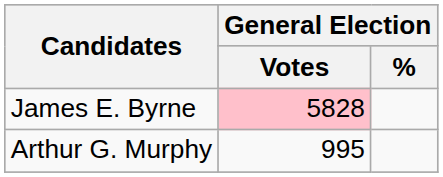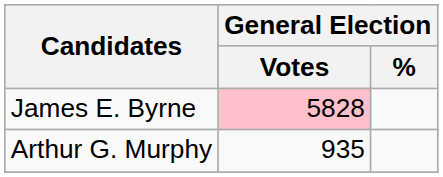(343, 150) 995 -> (343, 150) 935
